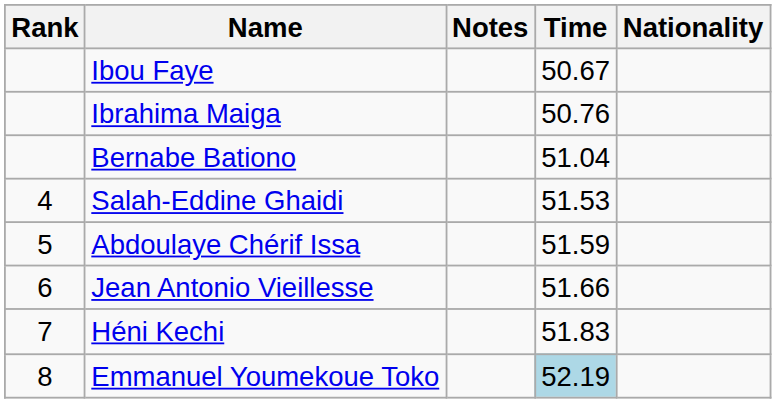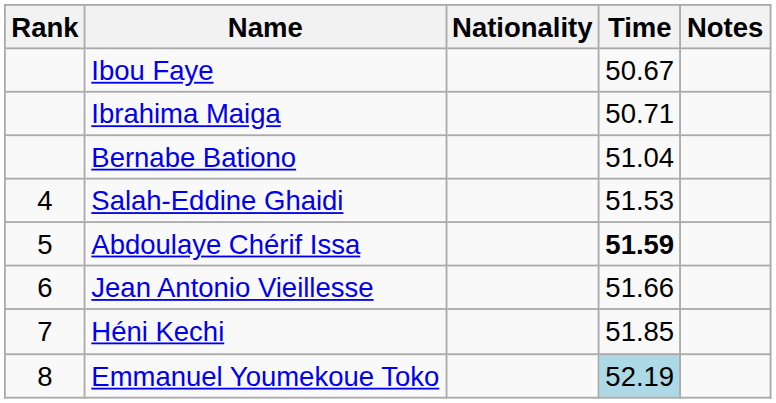columns swapped: (693, 27) <-> (490, 27)
(576, 114) 50.76 -> (640, 114) 50.71
(576, 245) normal -> (640, 245) bold
(576, 332) 51.83 -> (640, 332) 51.85
